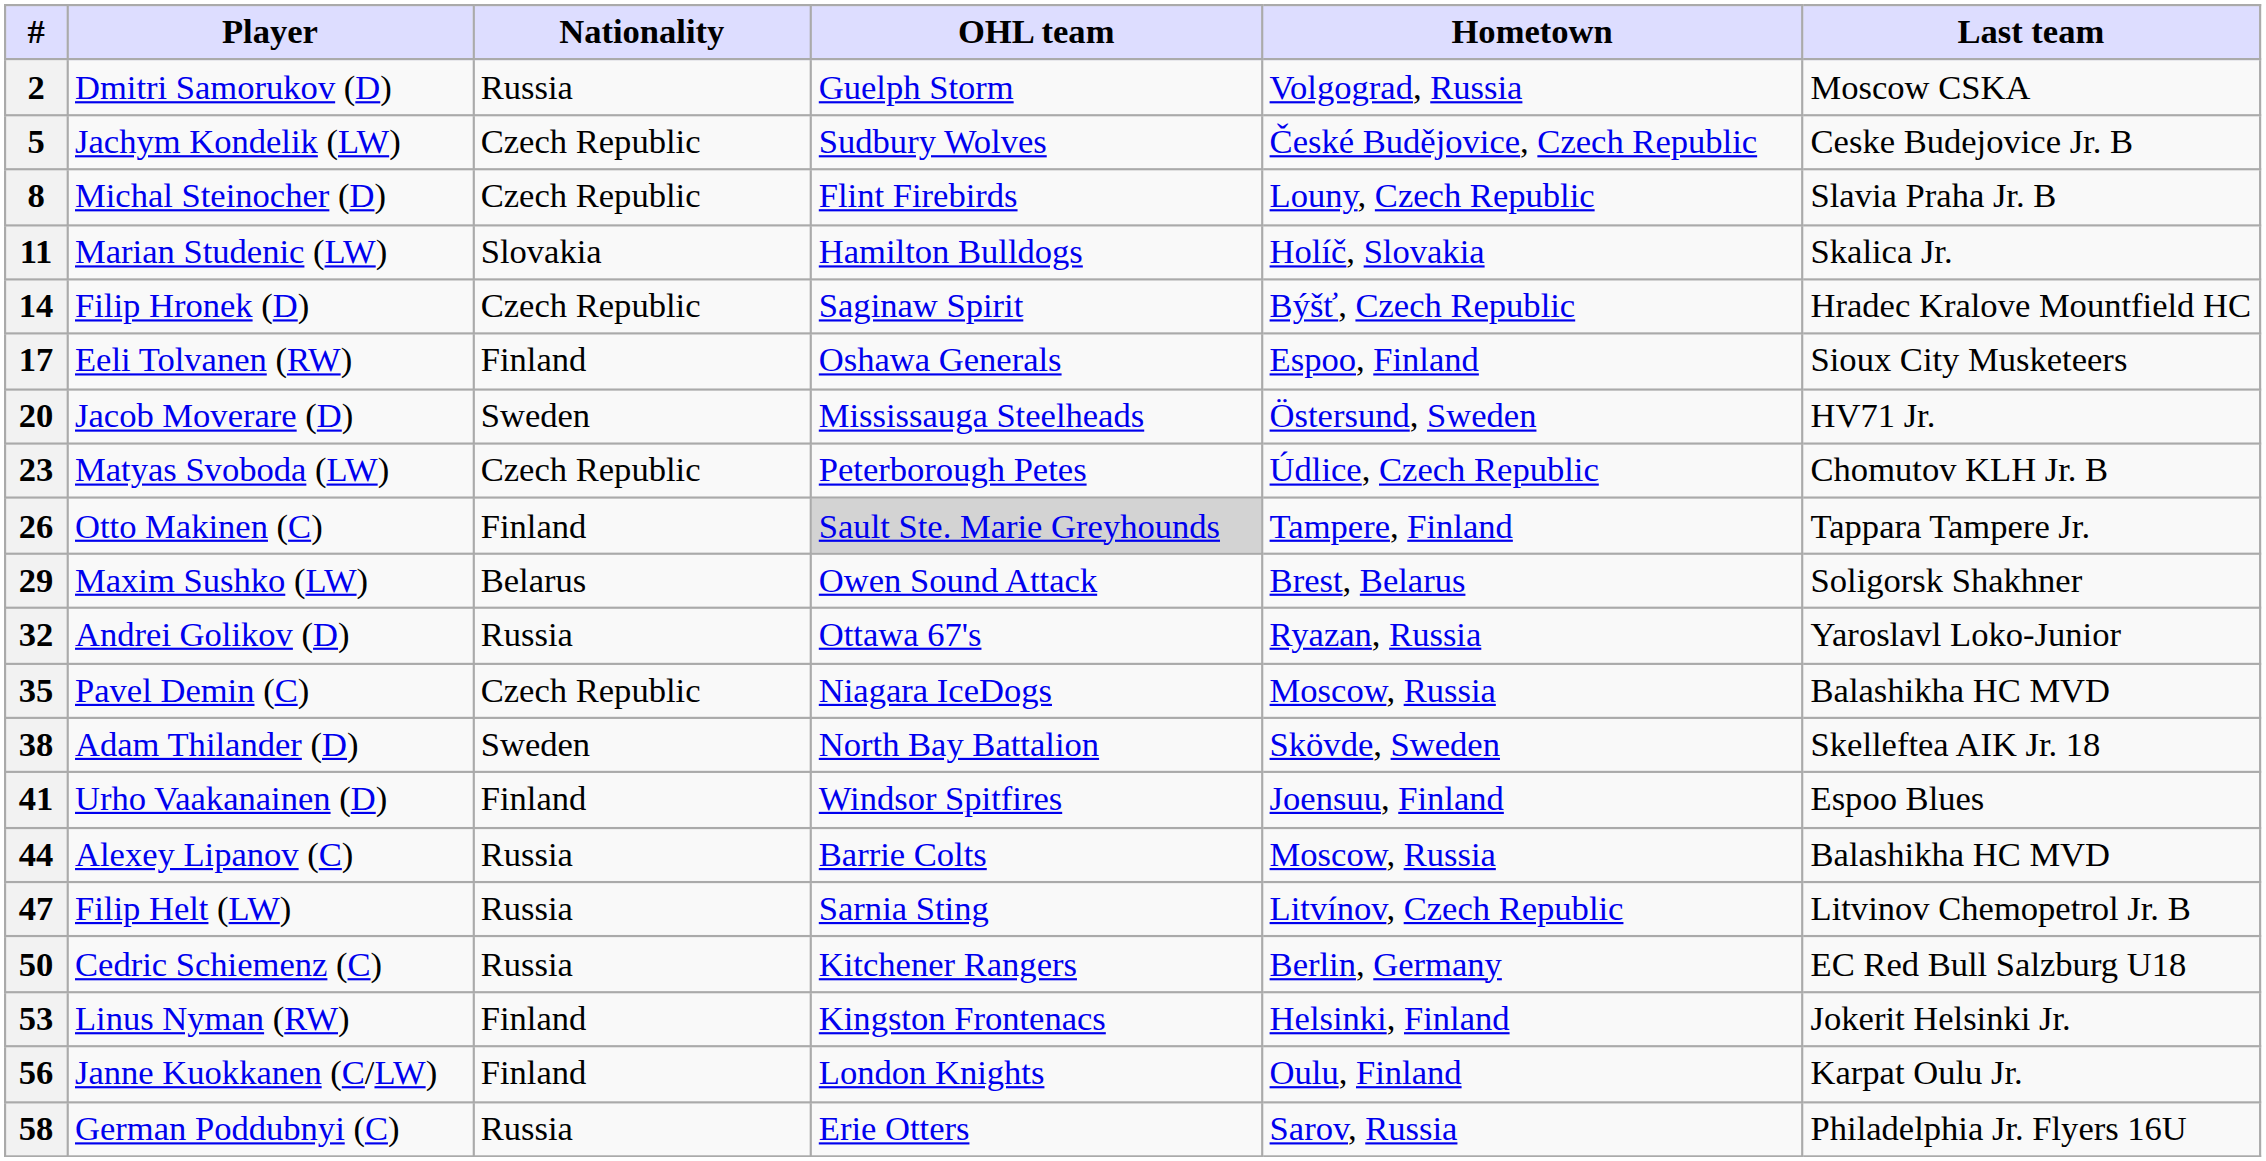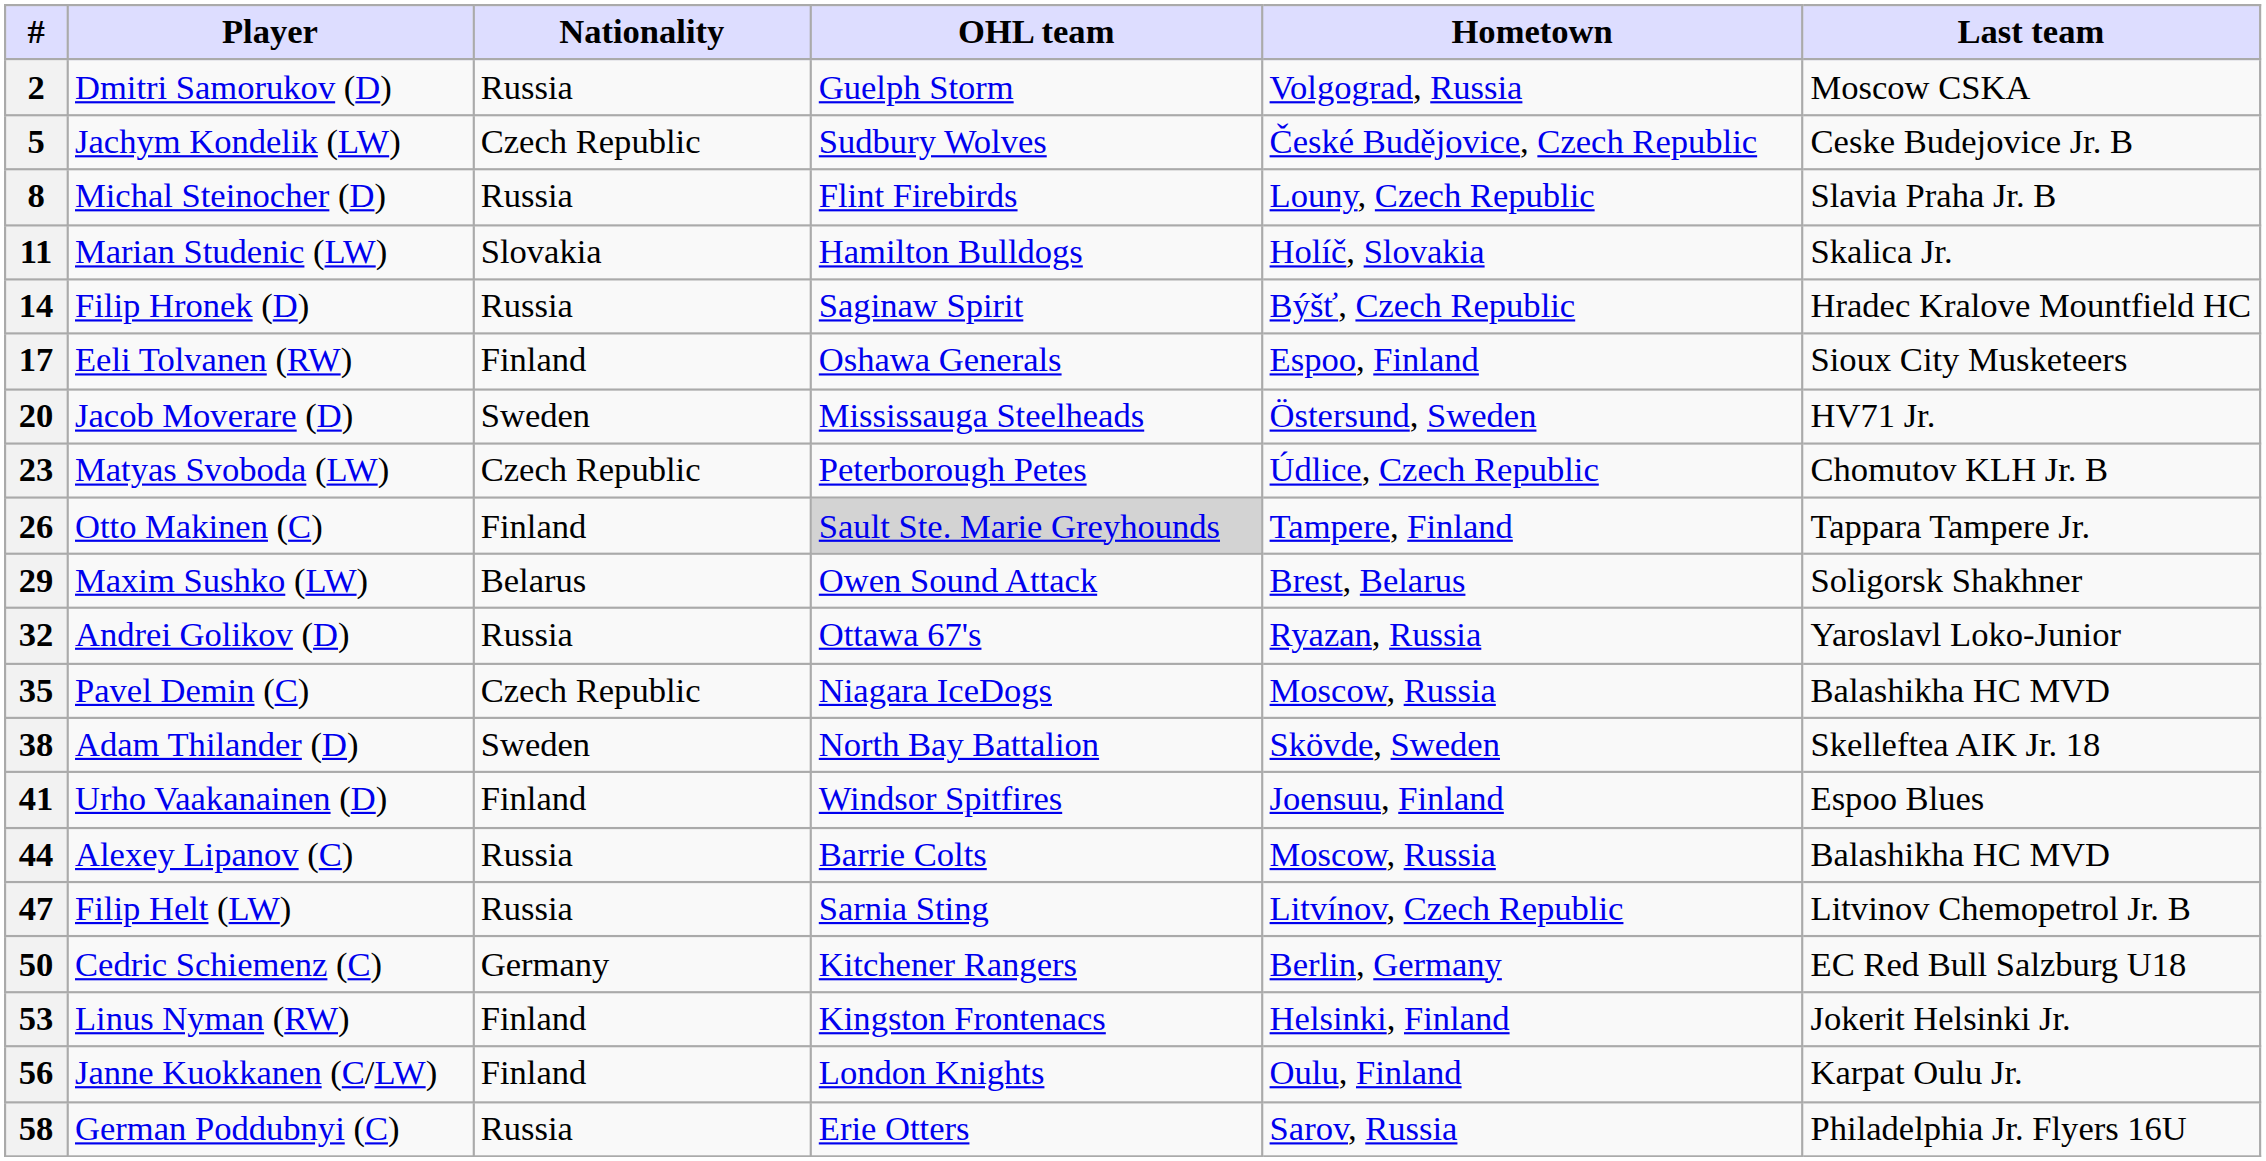(591, 196) Czech Republic -> (527, 196) Russia
(591, 305) Czech Republic -> (527, 305) Russia
(527, 963) Russia -> (545, 963) Germany
